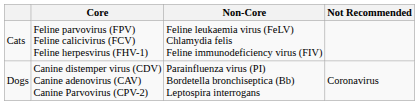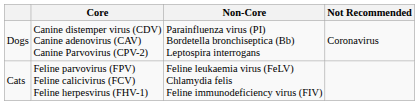rows swapped: (18, 80) <-> (16, 40)
